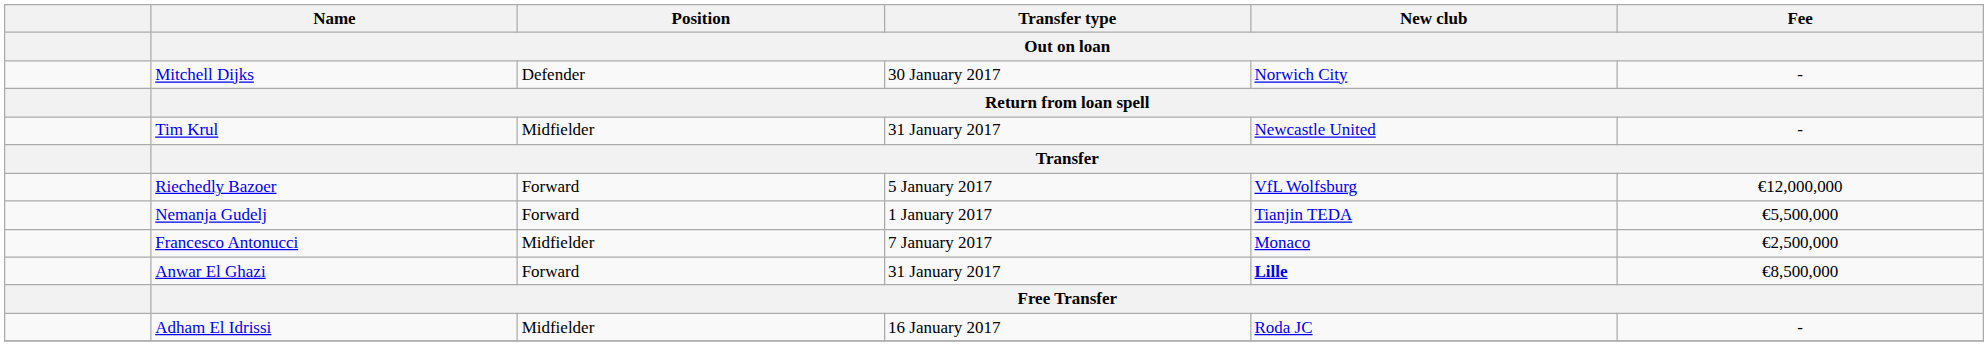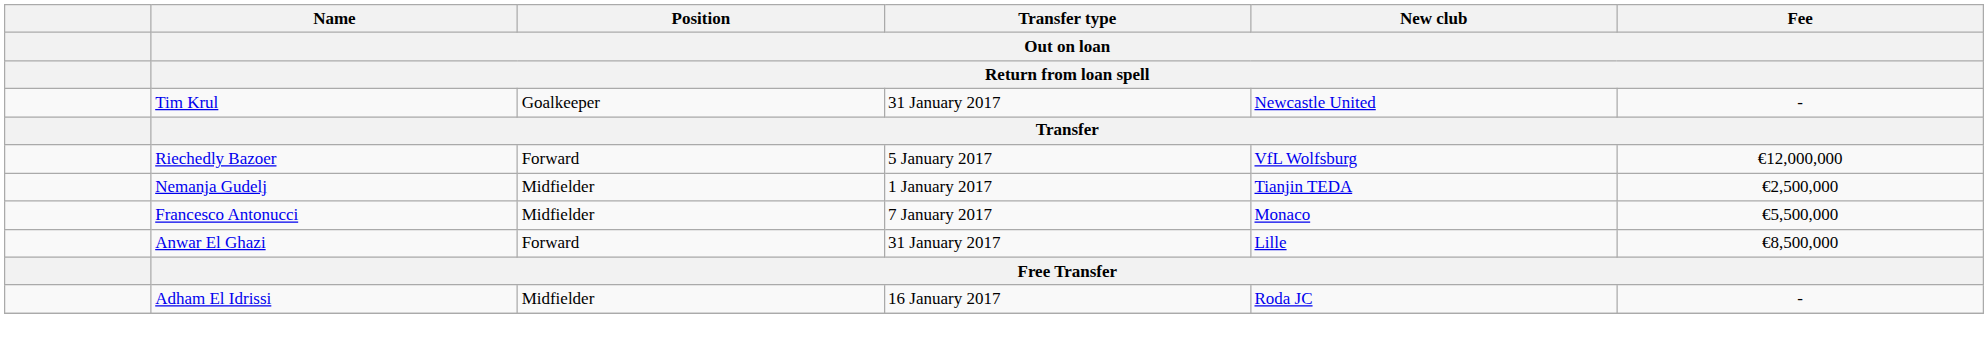- row: (205, 74)
(558, 130) Midfielder -> (561, 102) Goalkeeper
(550, 214) Forward -> (558, 186) Midfielder
(1800, 214) €5,500,000 -> (1800, 186) €2,500,000
(1800, 242) €2,500,000 -> (1800, 214) €5,500,000
(1271, 270) bold -> (1271, 242) normal
